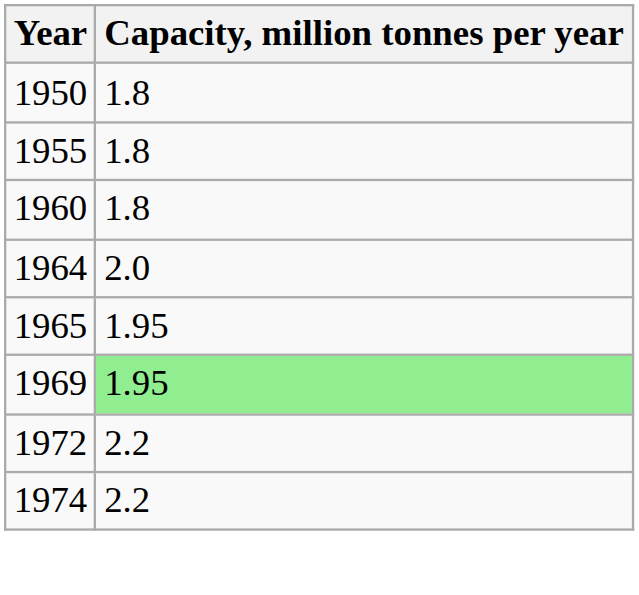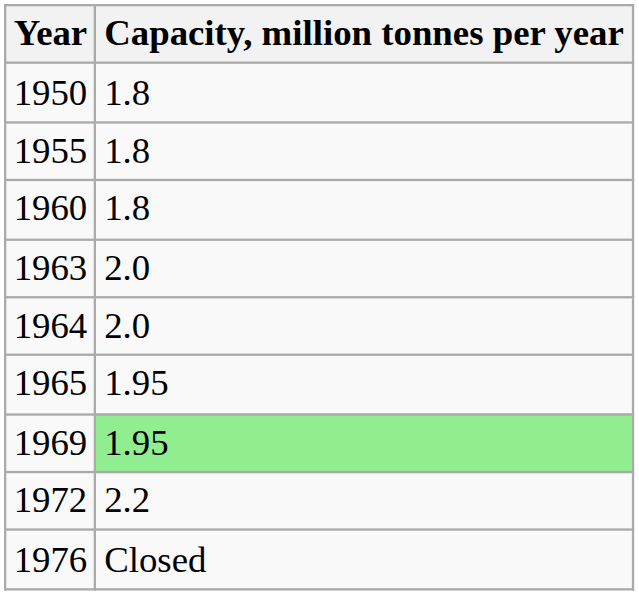+ row: (50, 267)
- row: (50, 500)
+ row: (50, 558)
